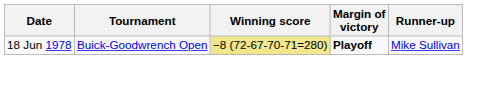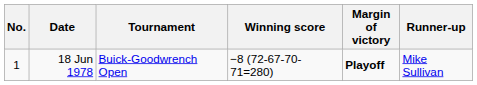+ column: (17, 27)
(270, 45) khaki background -> (266, 65) no background
